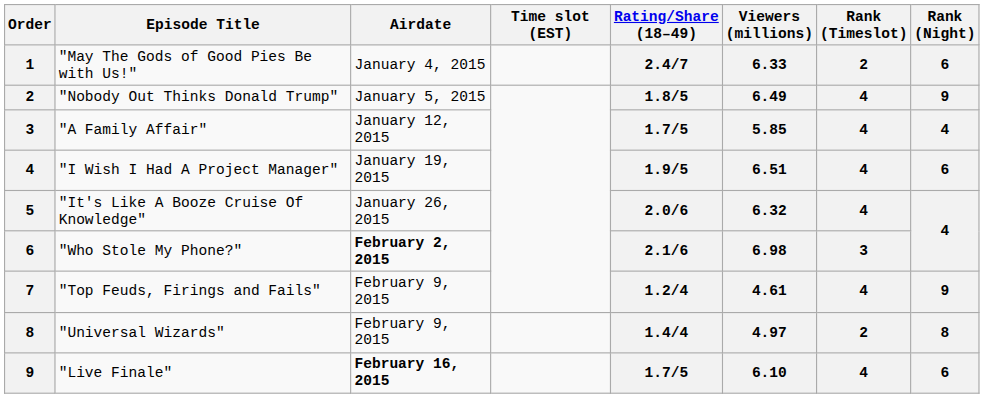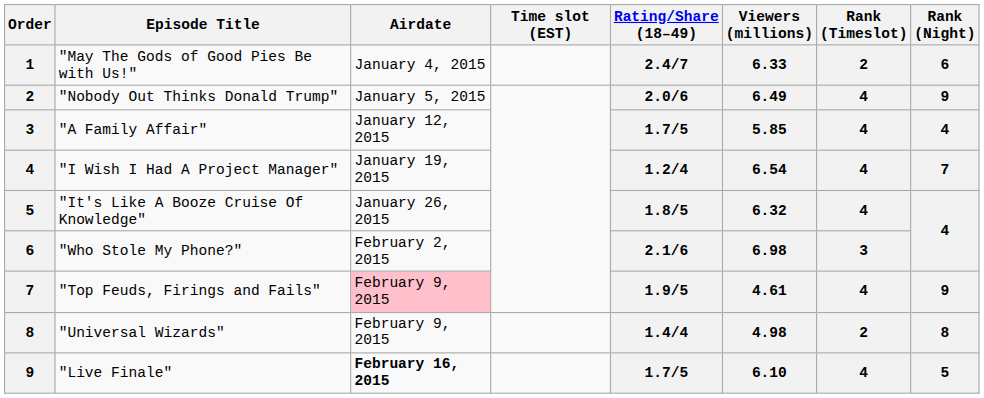(666, 97) 1.8/5 -> (666, 97) 2.0/6
(666, 170) 1.9/5 -> (666, 170) 1.2/4
(769, 170) 6.51 -> (769, 170) 6.54
(945, 170) 6 -> (945, 170) 7
(666, 211) 2.0/6 -> (666, 211) 1.8/5
(403, 251) bold -> (403, 251) normal
(403, 292) no background -> (403, 292) pink background
(666, 292) 1.2/4 -> (666, 292) 1.9/5
(769, 332) 4.97 -> (769, 332) 4.98
(945, 373) 6 -> (945, 373) 5
